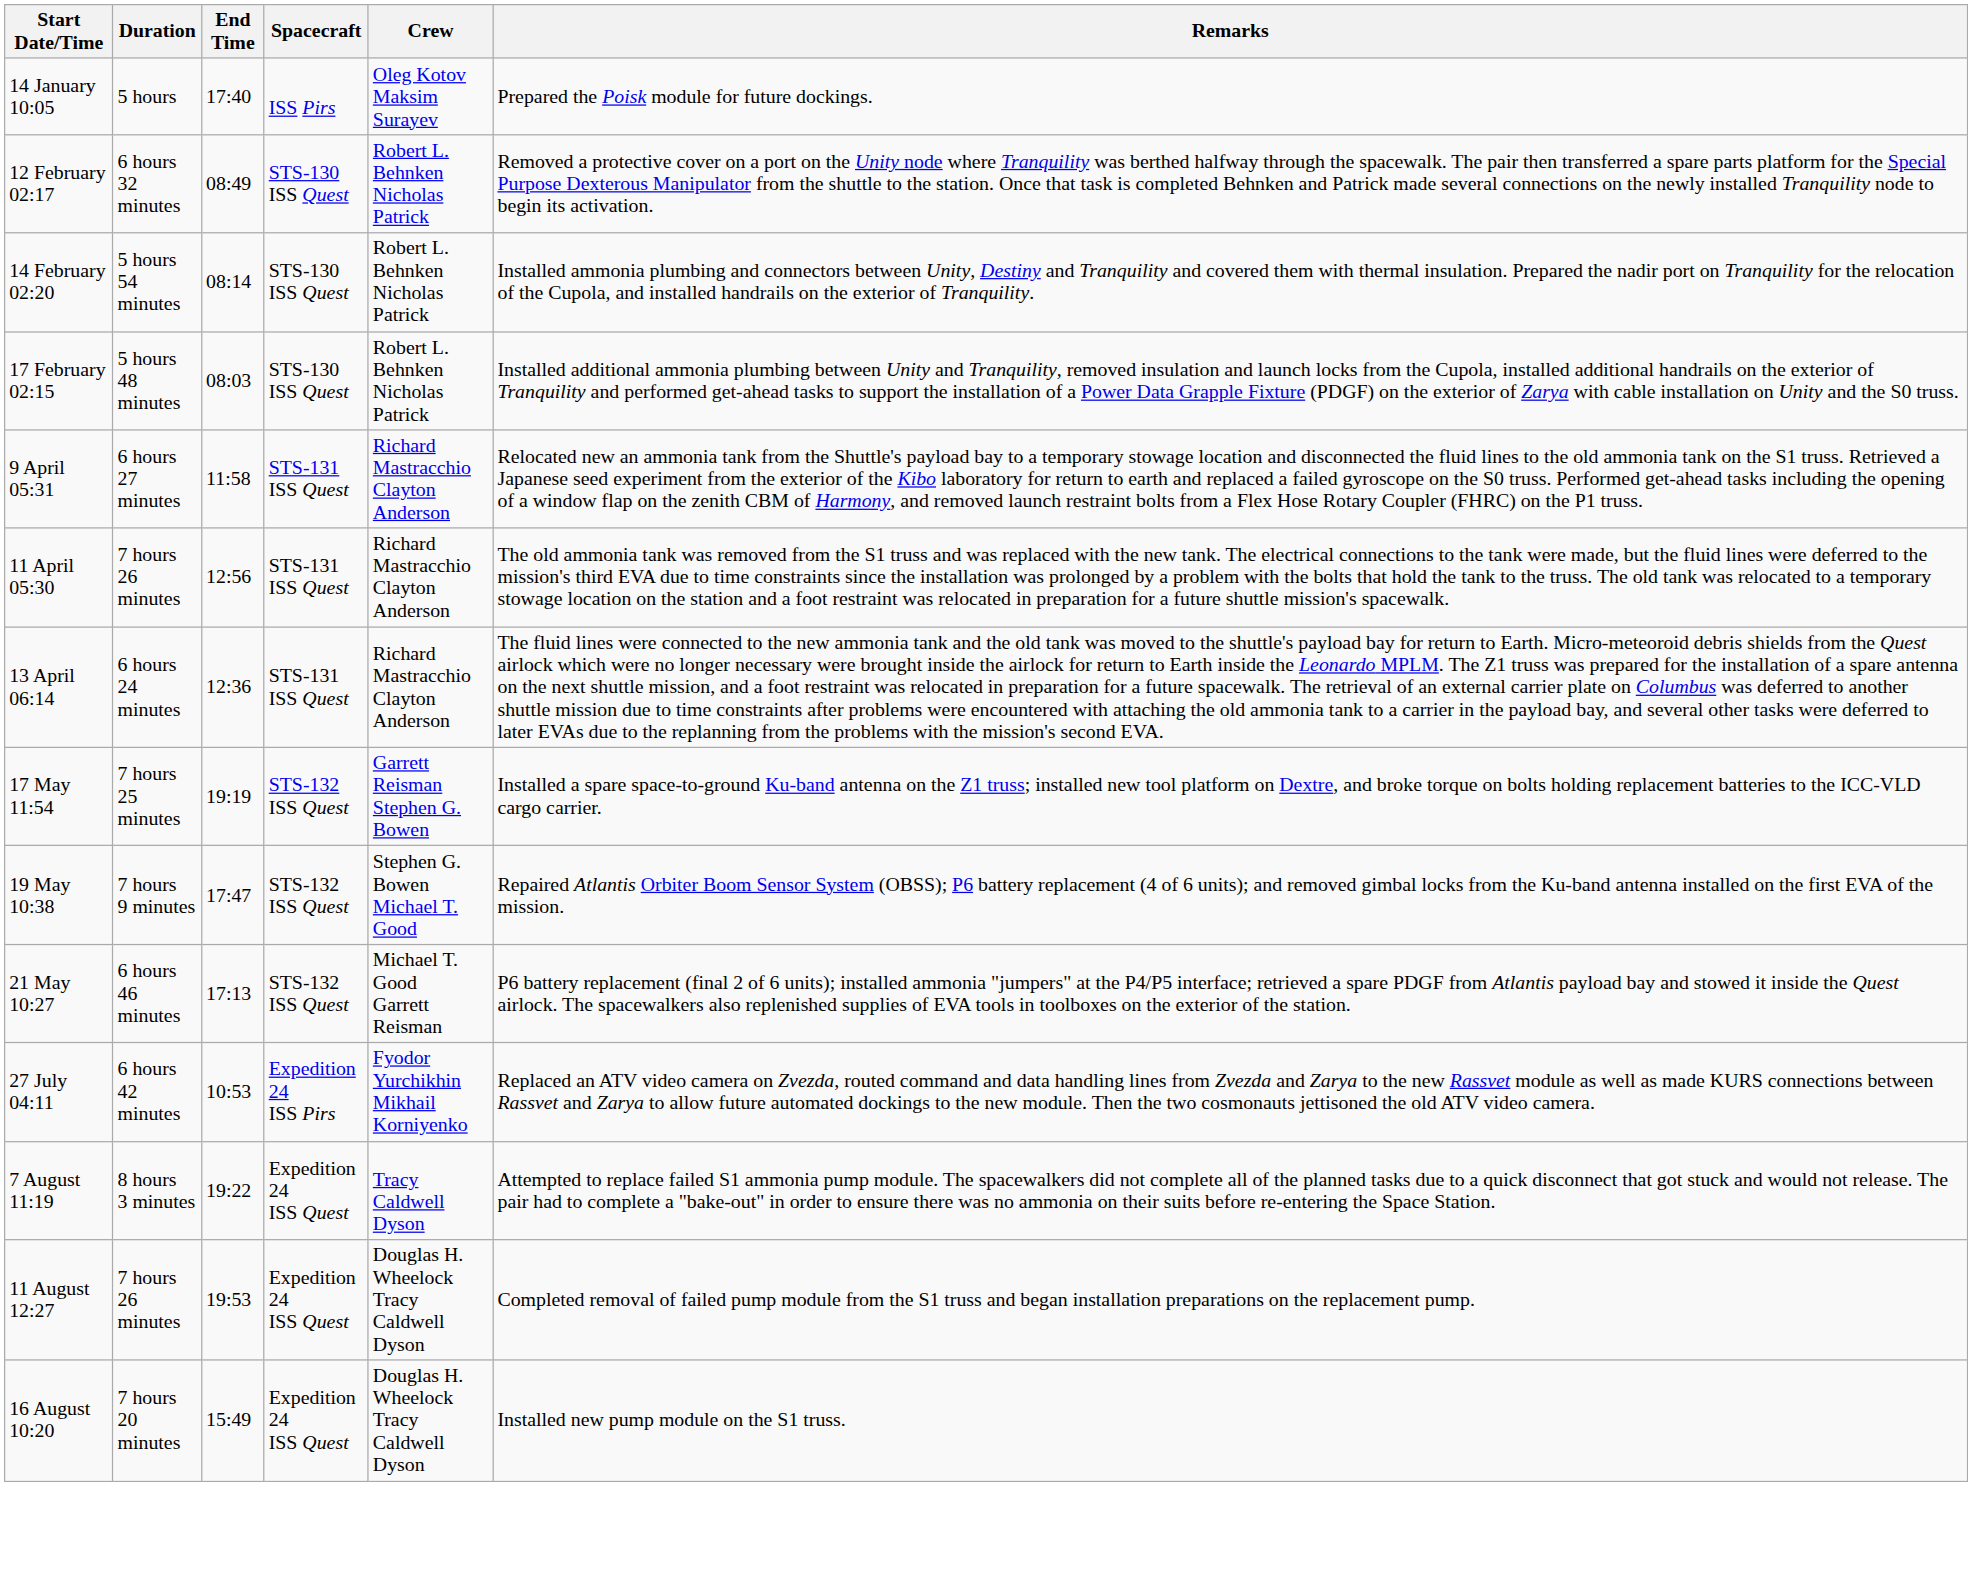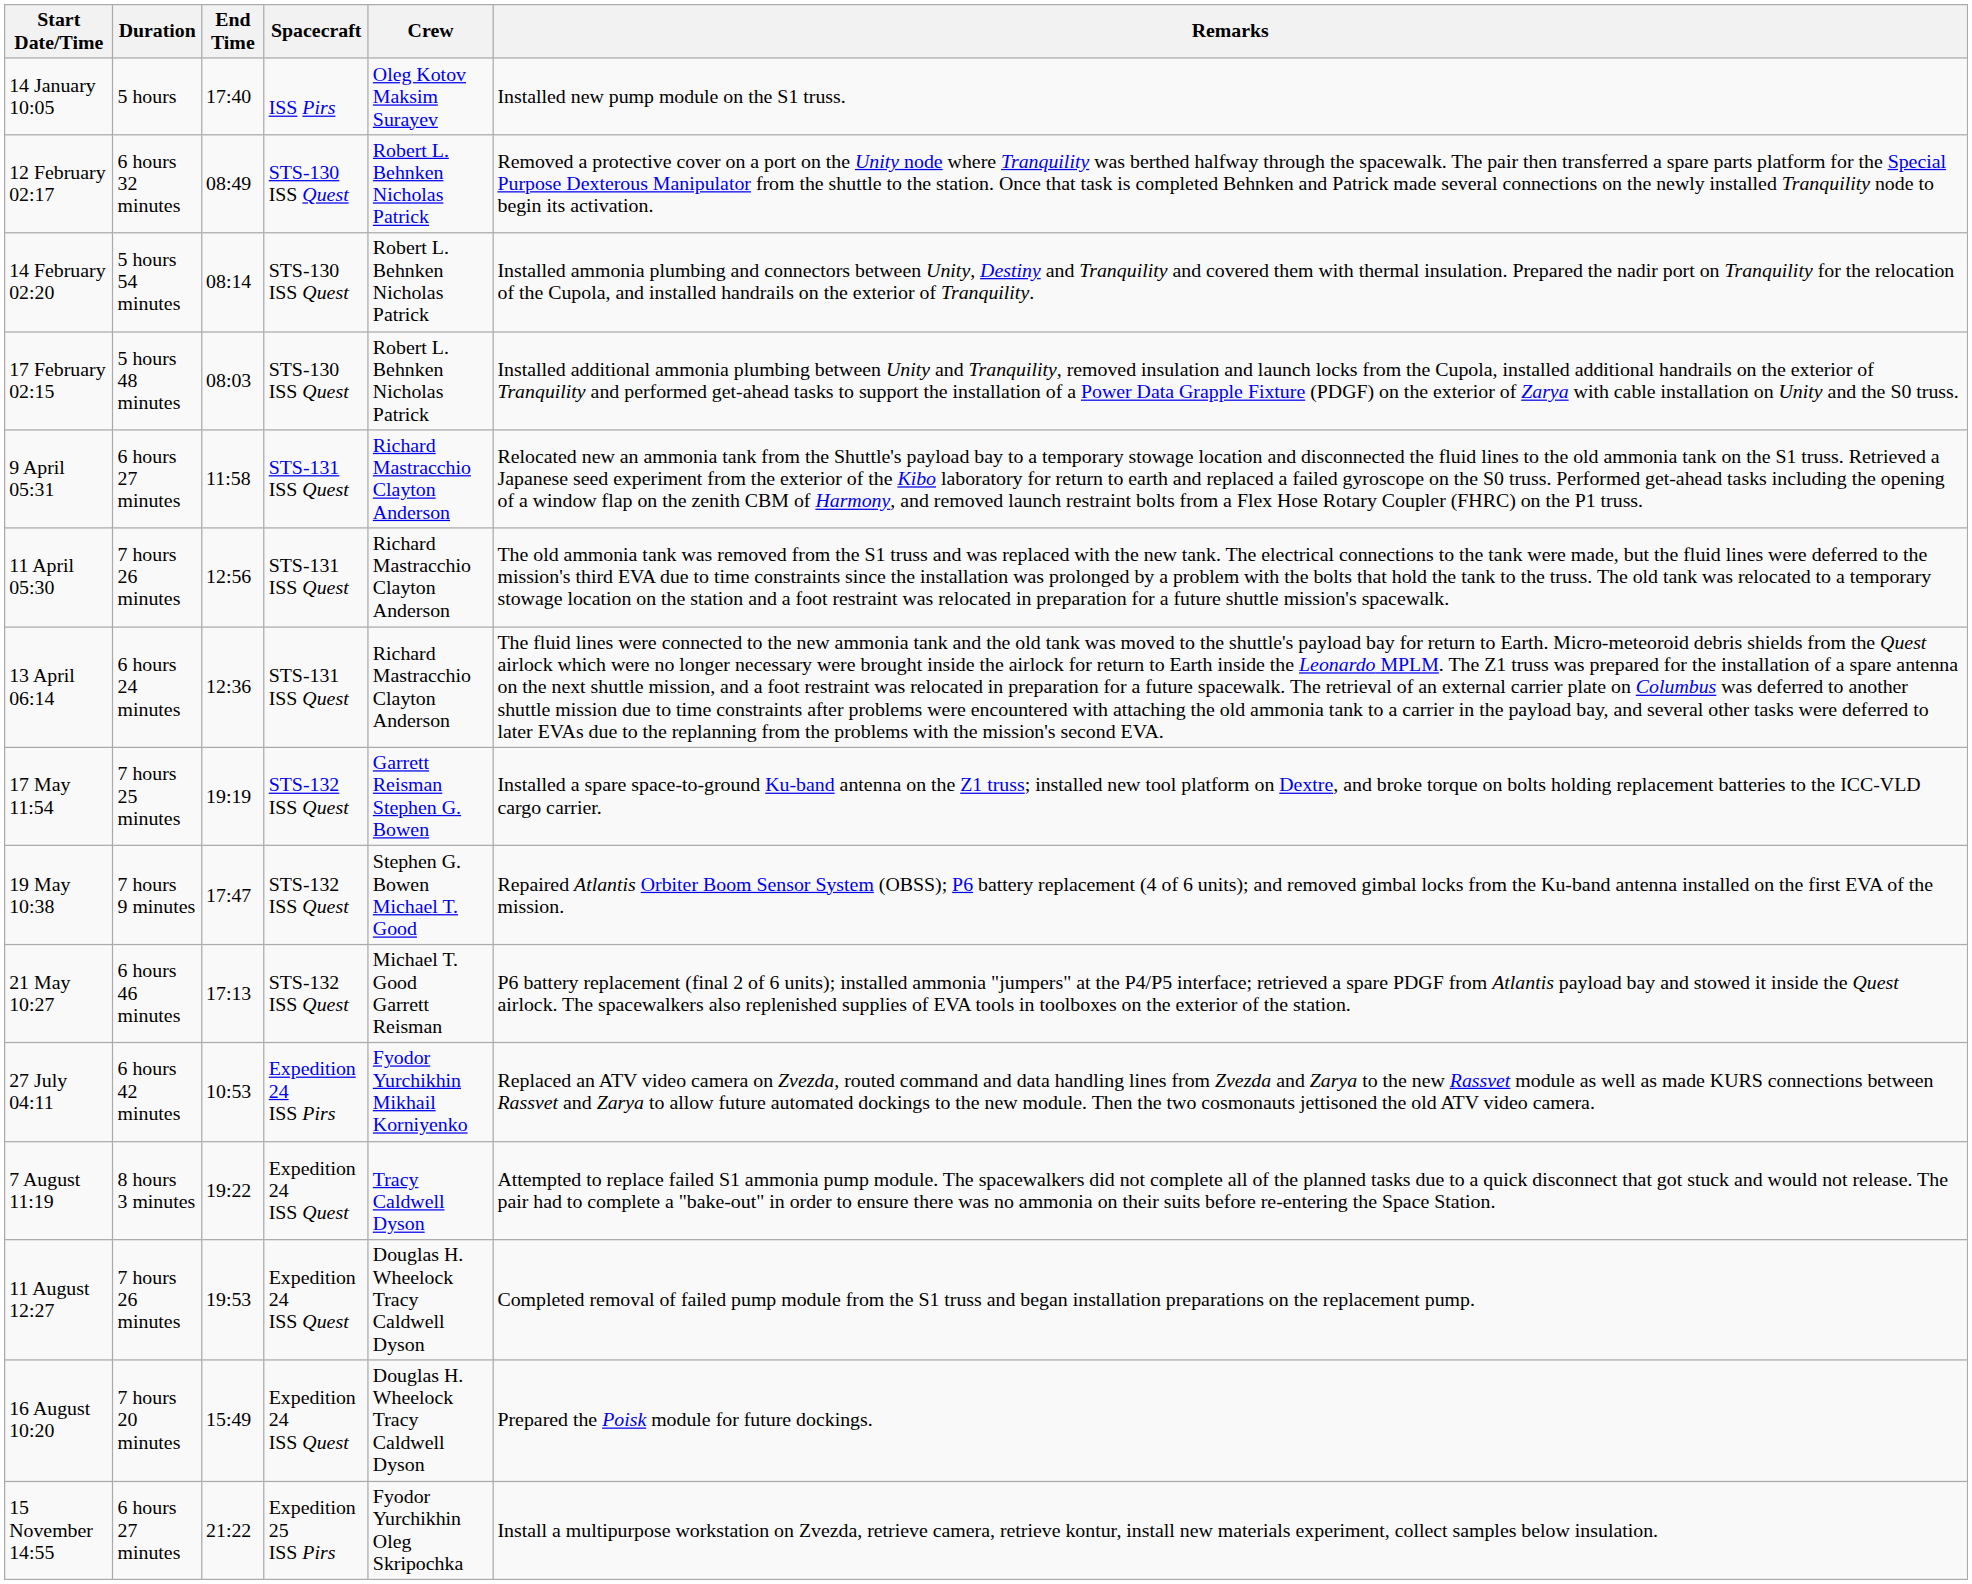(685, 96) Prepared the Poisk module for future dockings. -> (672, 96) Installed new pump module on the S1 truss.
(672, 1420) Installed new pump module on the S1 truss. -> (685, 1420) Prepared the Poisk module for future dockings.
+ row: (51, 1530)
